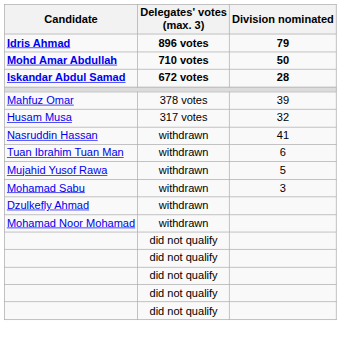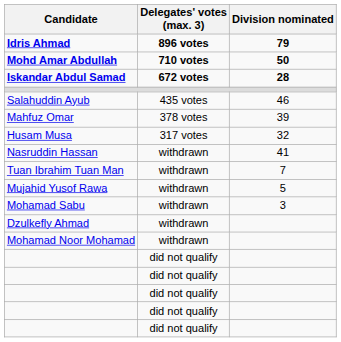+ row: (48, 100)
(283, 153) 6 -> (283, 170) 7
